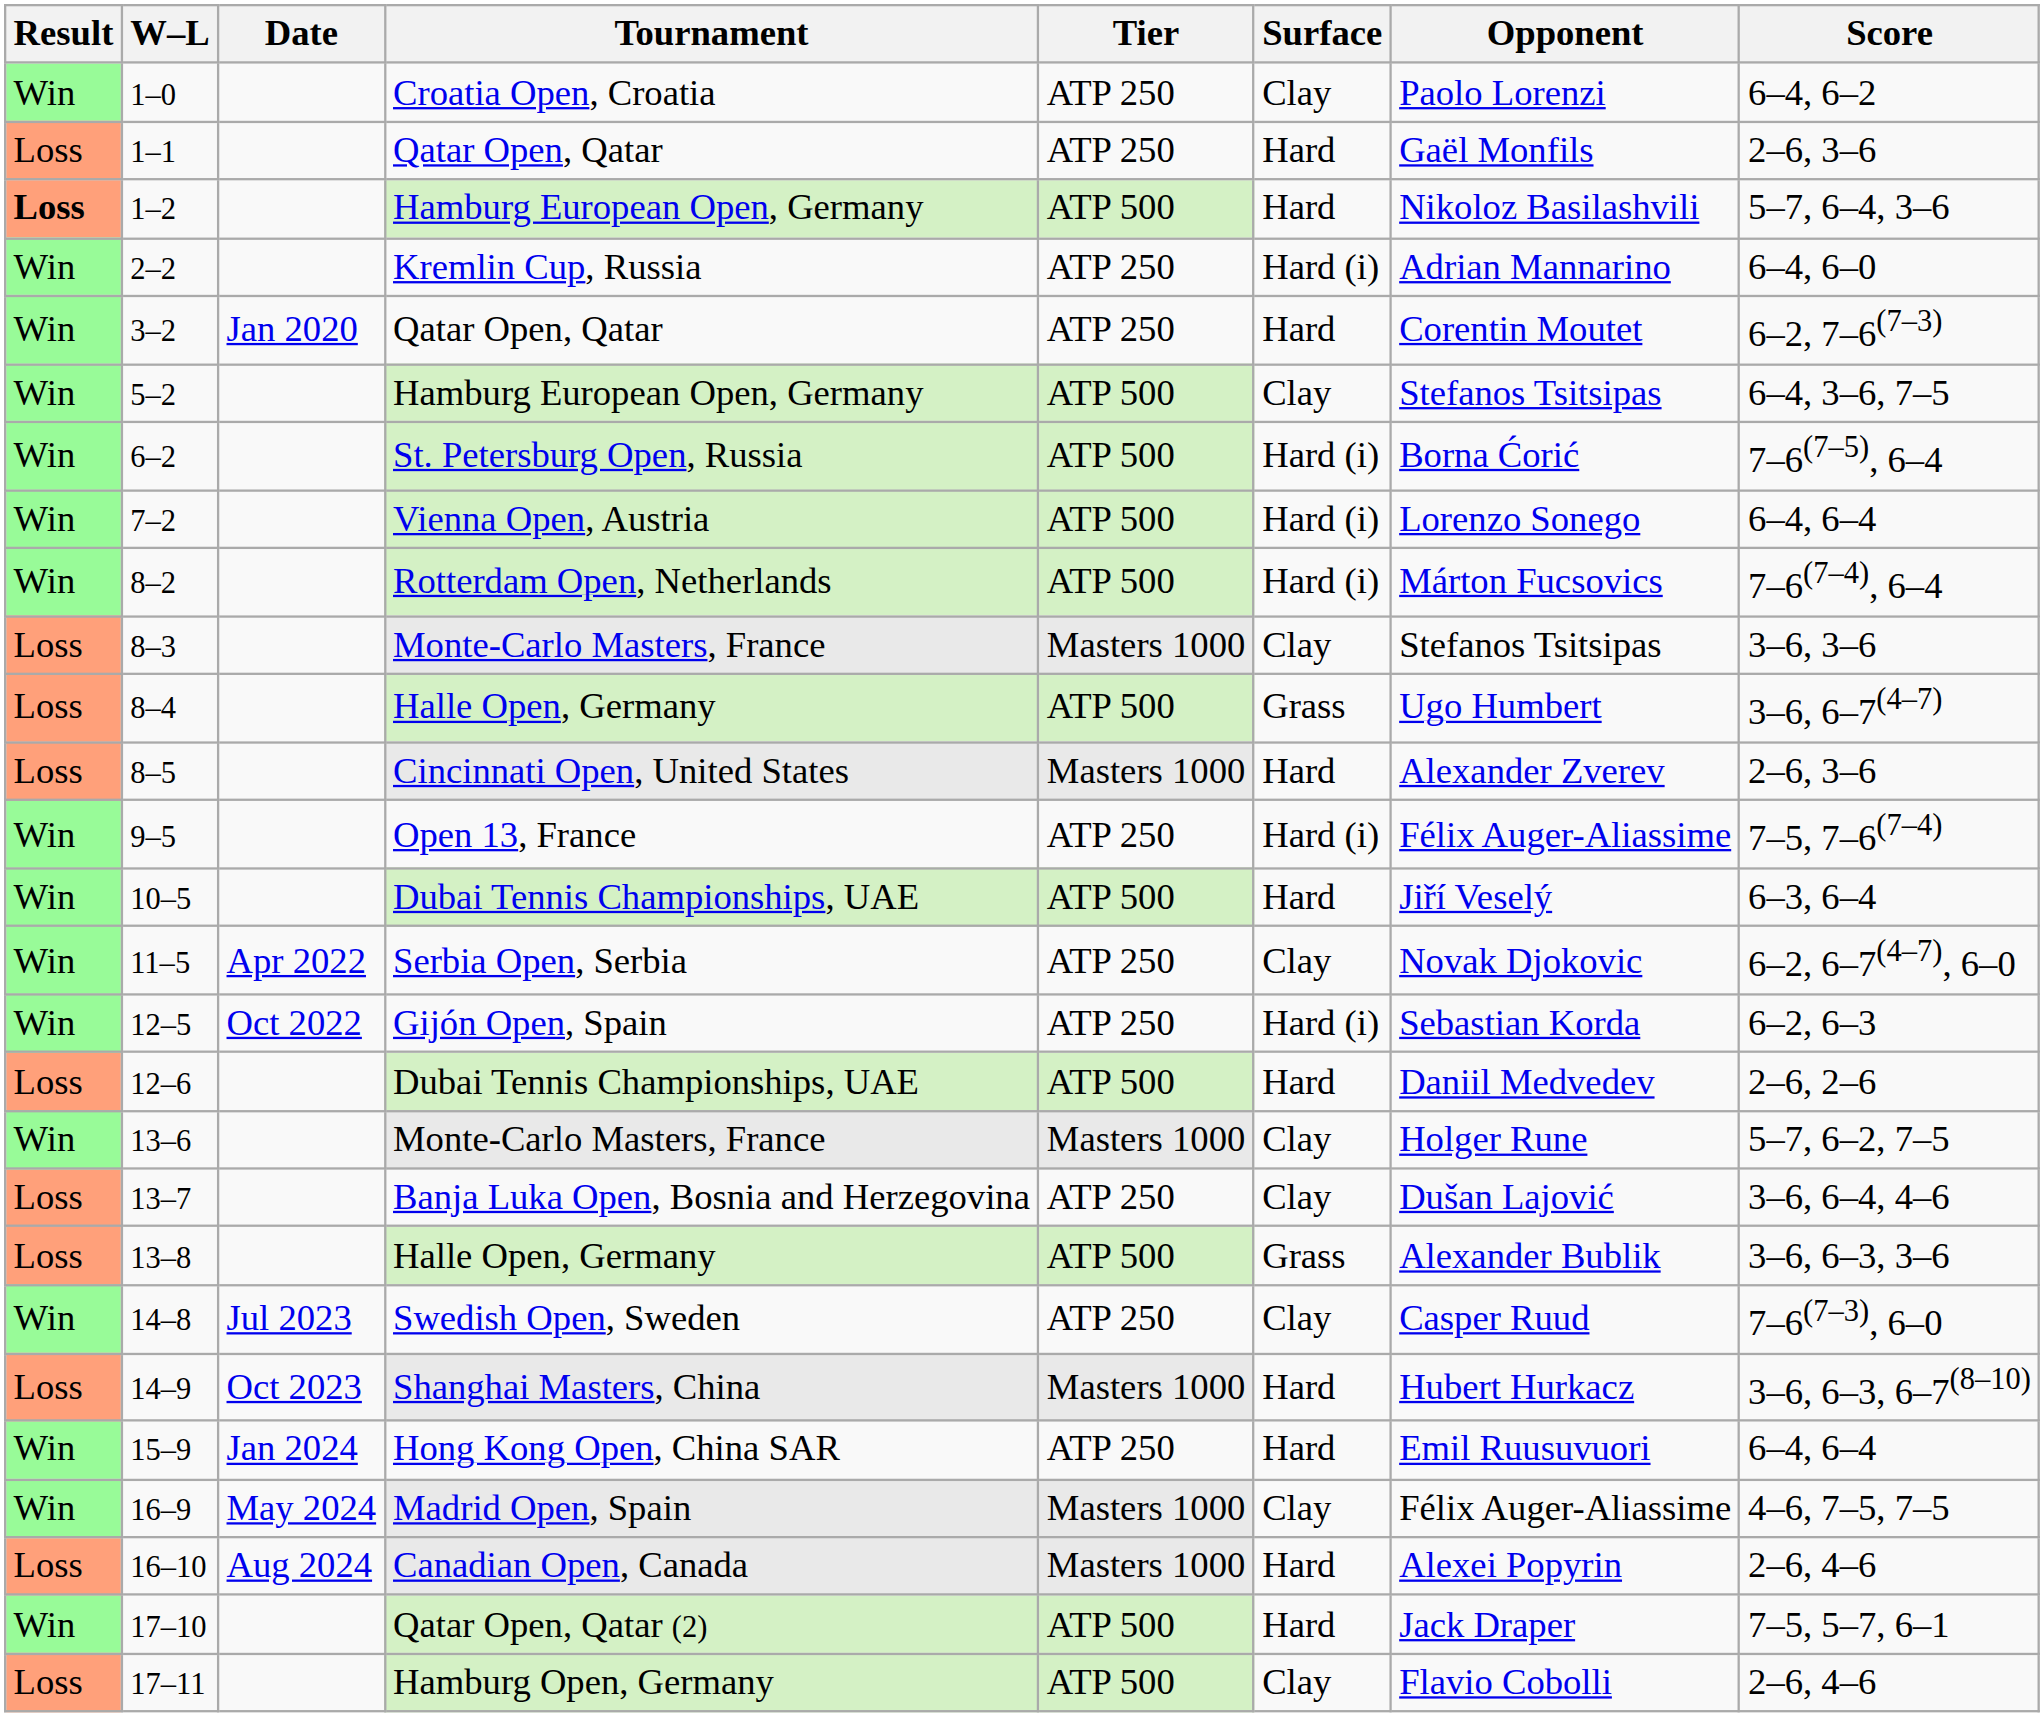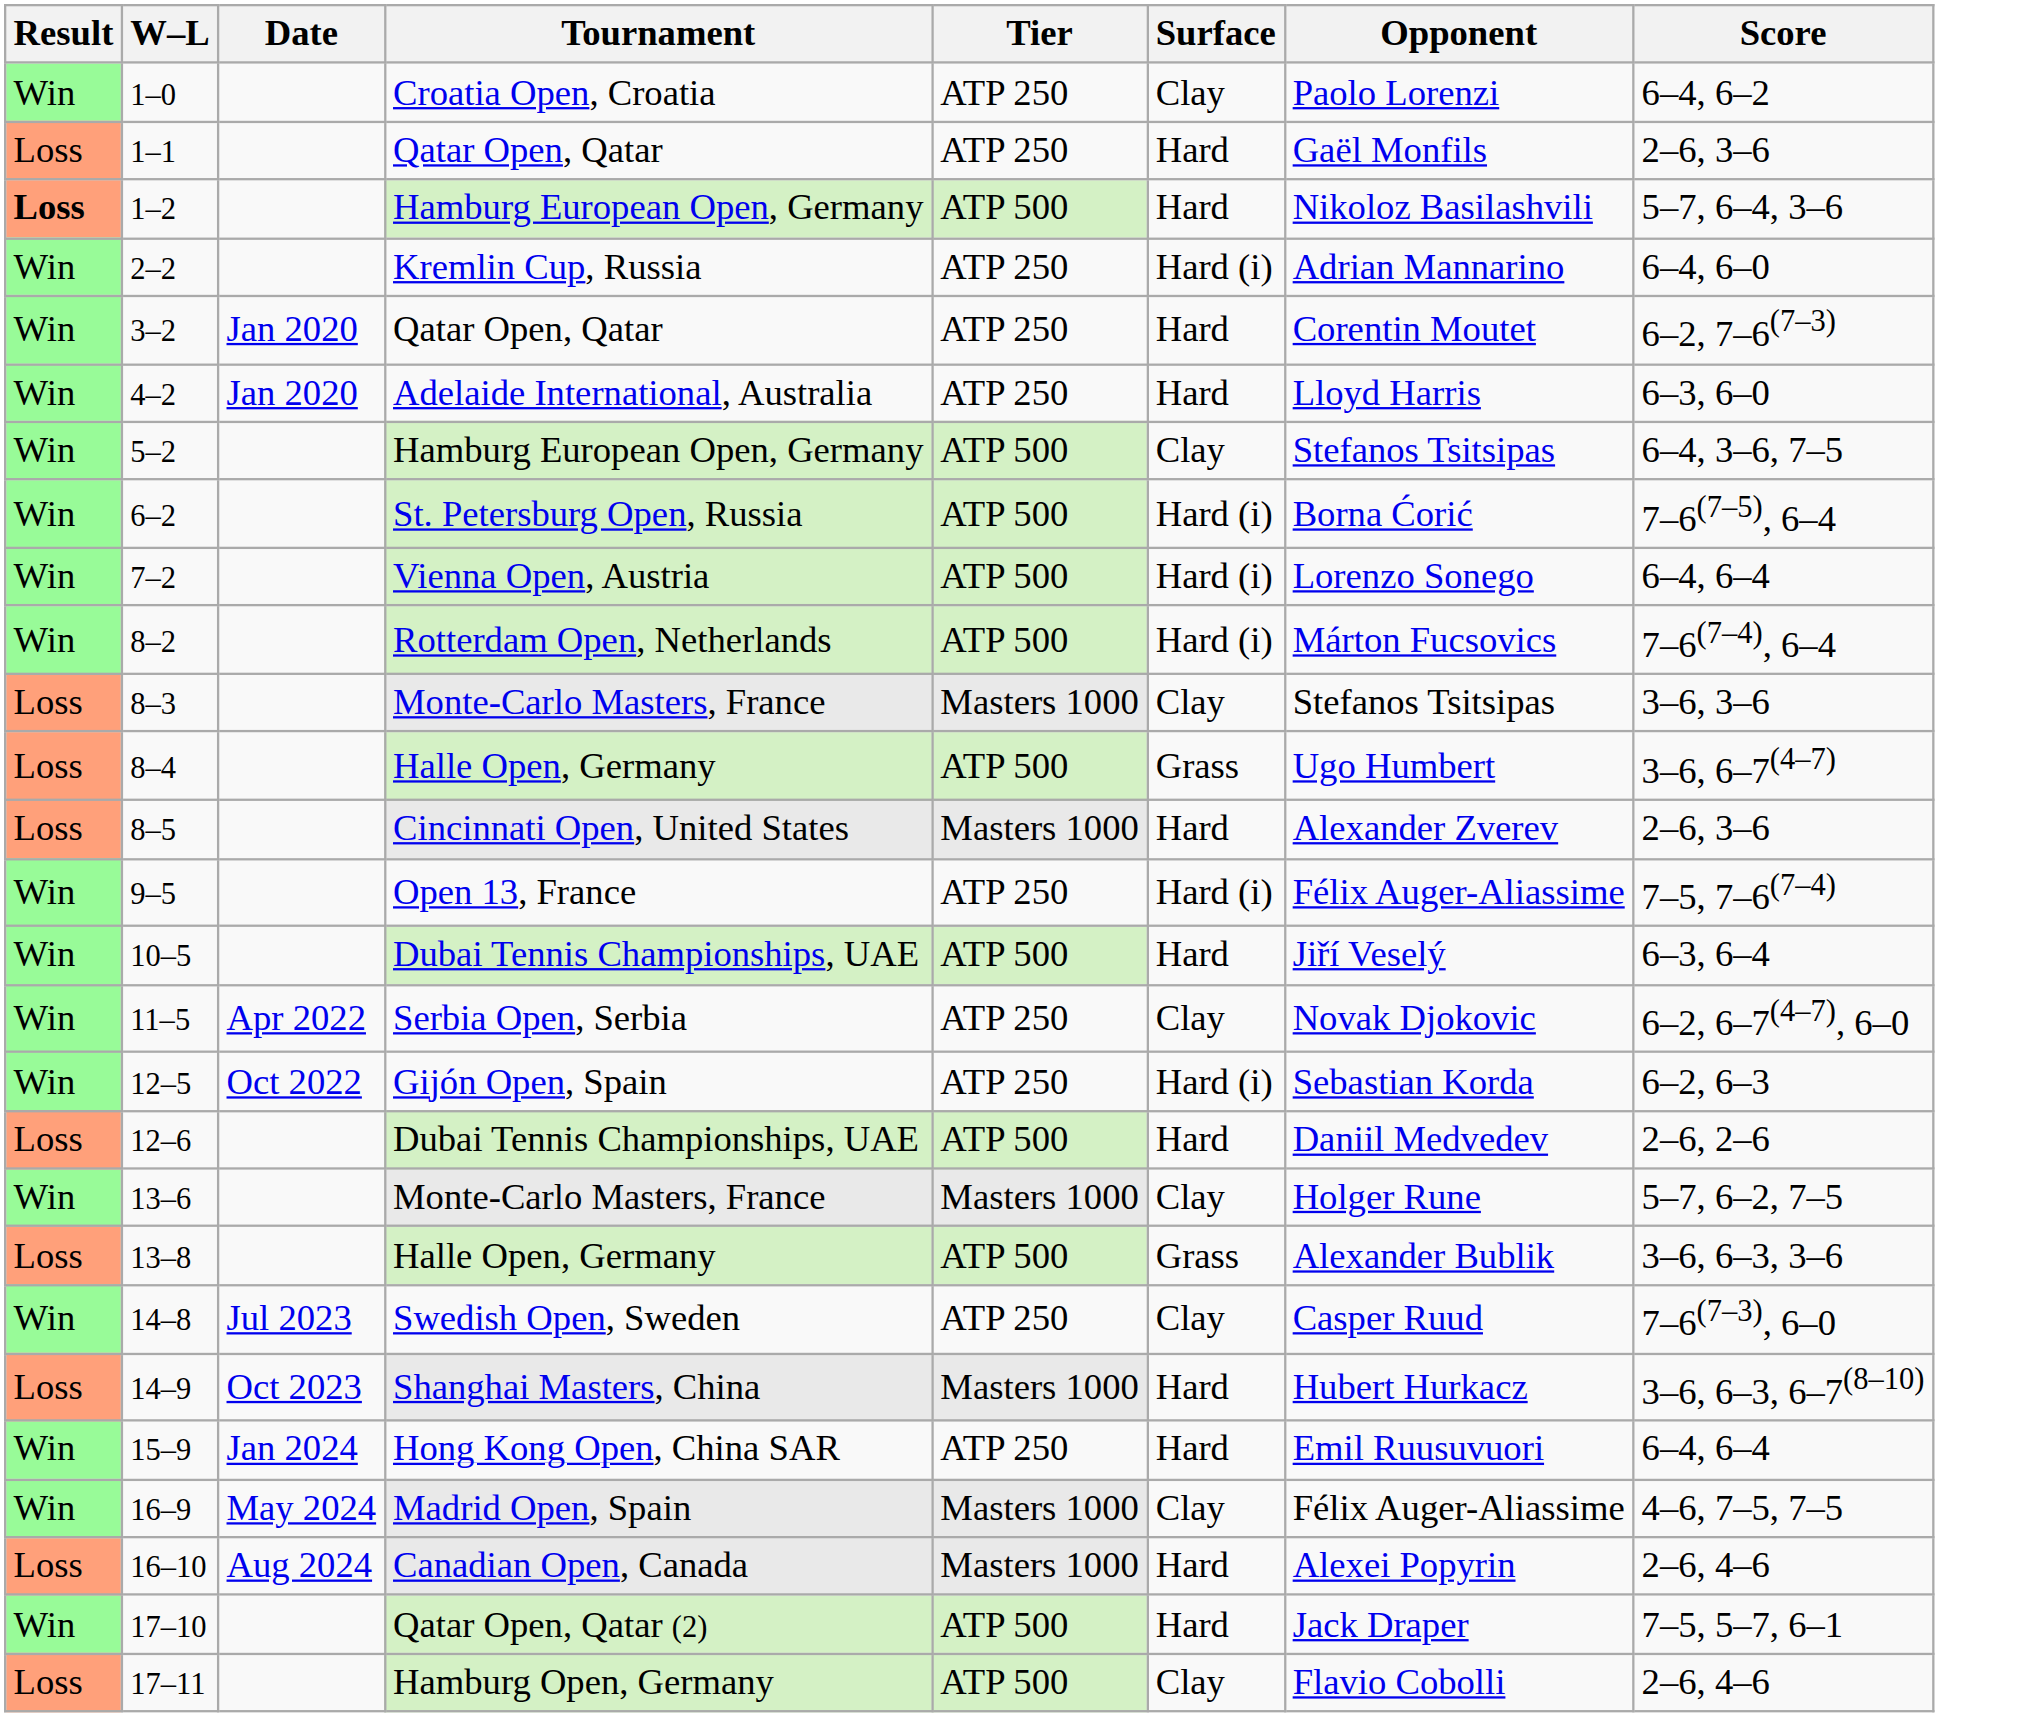+ row: (153, 394)
- row: (161, 1199)
